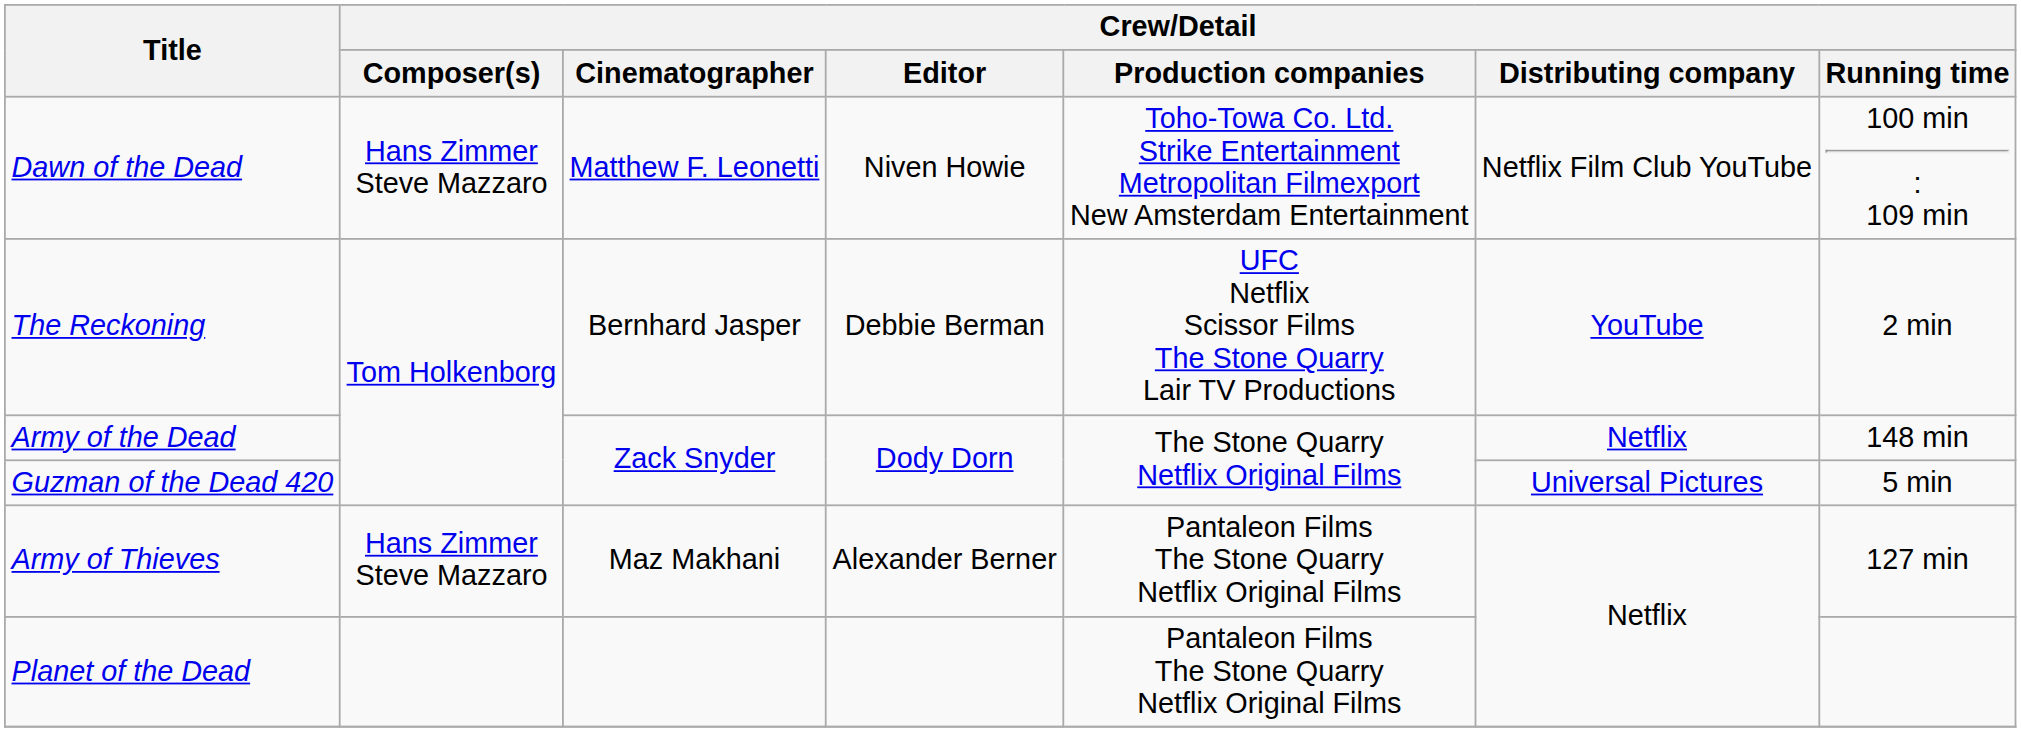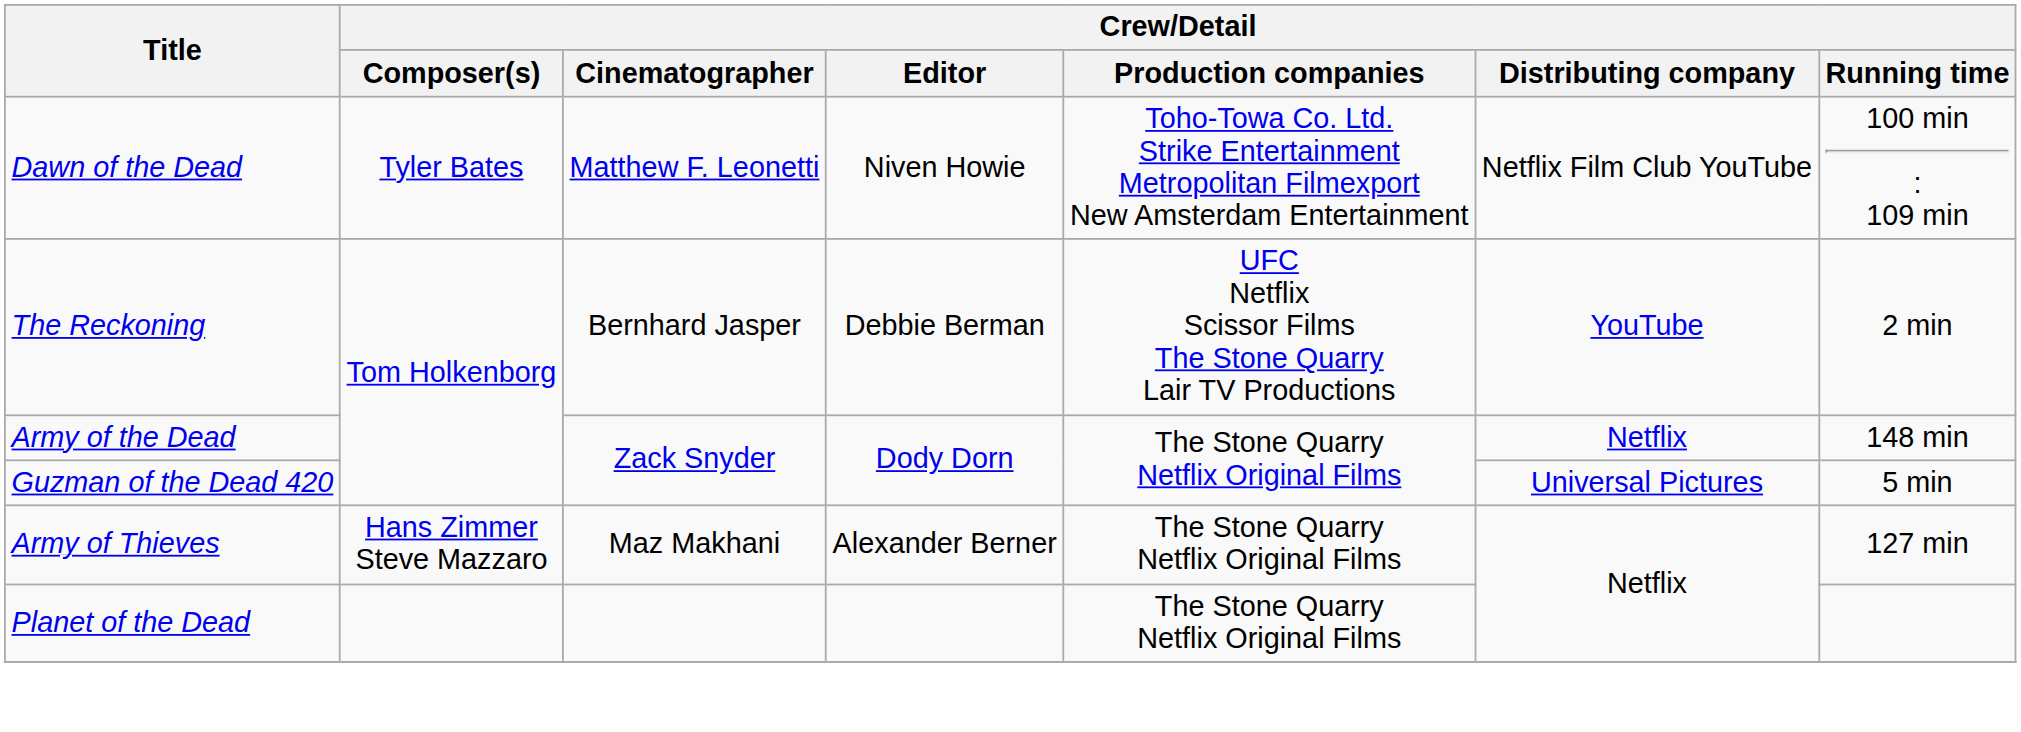(451, 167) Hans Zimmer Steve Mazzaro -> (451, 167) Tyler Bates
(1269, 560) Pantaleon Films The Stone Quarry Netflix Original Films -> (1269, 544) The Stone Quarry Netflix Original Films
(1269, 671) Pantaleon Films The Stone Quarry Netflix Original Films -> (1269, 622) The Stone Quarry Netflix Original Films
